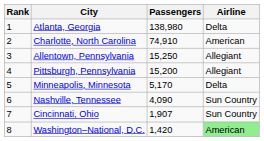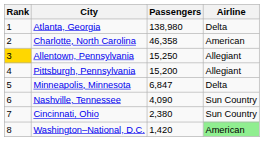(163, 41) 74,910 -> (163, 41) 46,358
(9, 56) no background -> (9, 56) gold background
(161, 85) 5,170 -> (161, 85) 6,847
(161, 115) 1,907 -> (161, 115) 2,380
